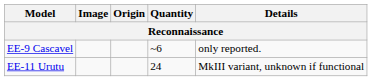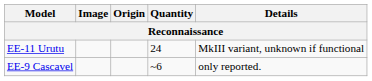rows swapped: (40, 48) <-> (35, 66)
